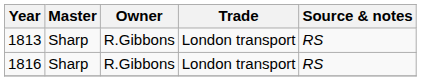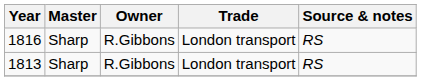rows swapped: (25, 40) <-> (25, 64)
